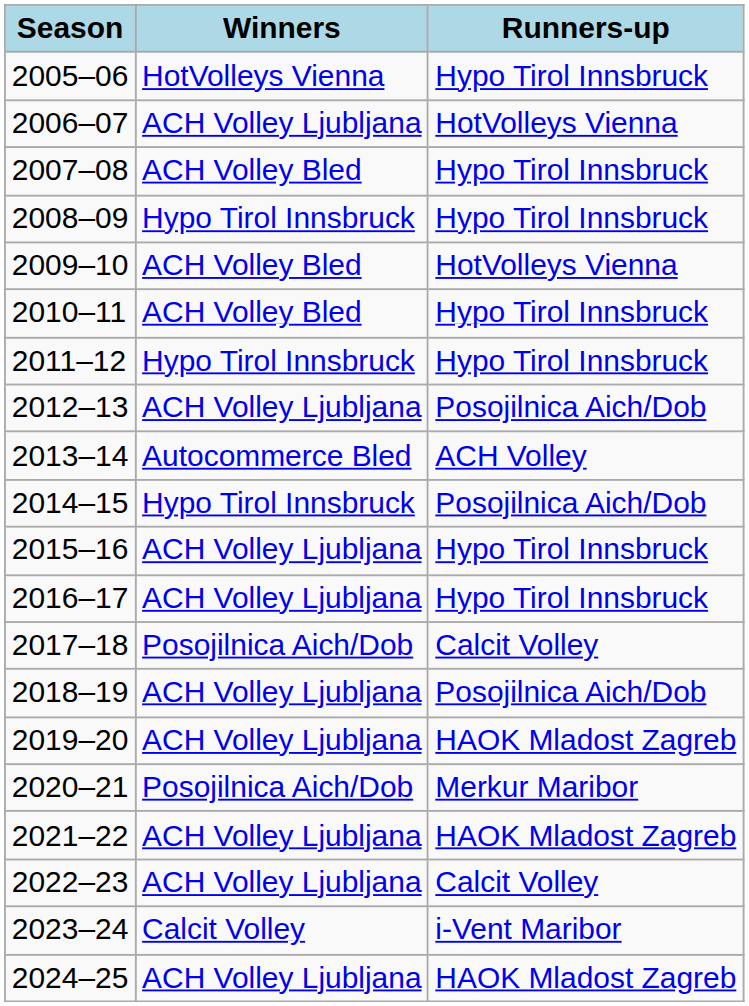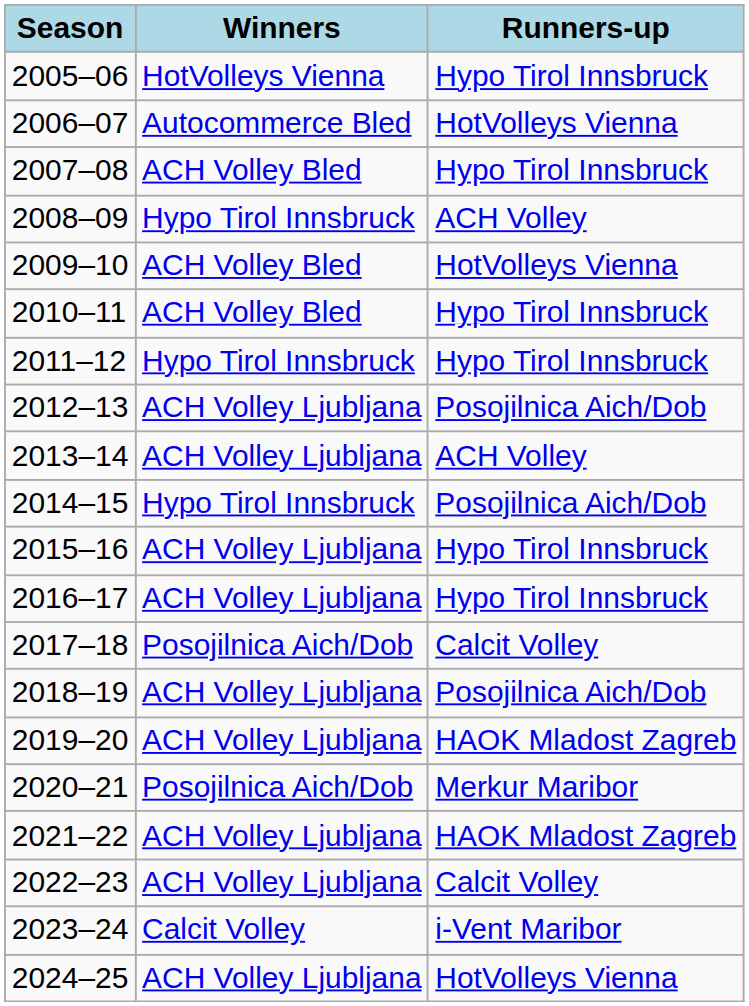(282, 123) ACH Volley Ljubljana -> (277, 123) Autocommerce Bled
(572, 218) Hypo Tirol Innsbruck -> (511, 218) ACH Volley
(277, 455) Autocommerce Bled -> (282, 455) ACH Volley Ljubljana
(586, 977) HAOK Mladost Zagreb -> (556, 977) HotVolleys Vienna
